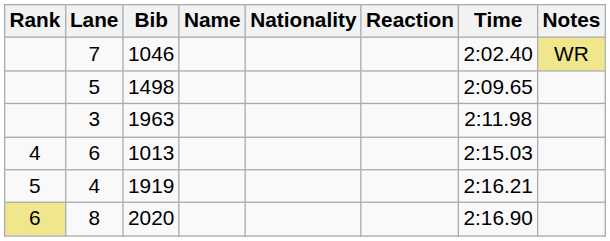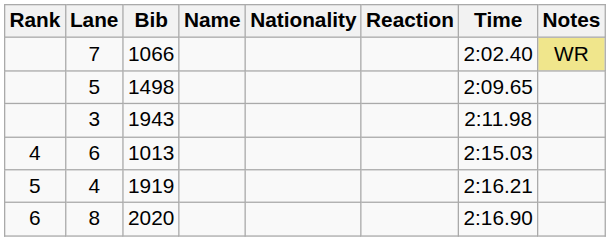(151, 53) 1046 -> (151, 53) 1066
(151, 119) 1963 -> (151, 119) 1943
(35, 218) khaki background -> (35, 218) no background
